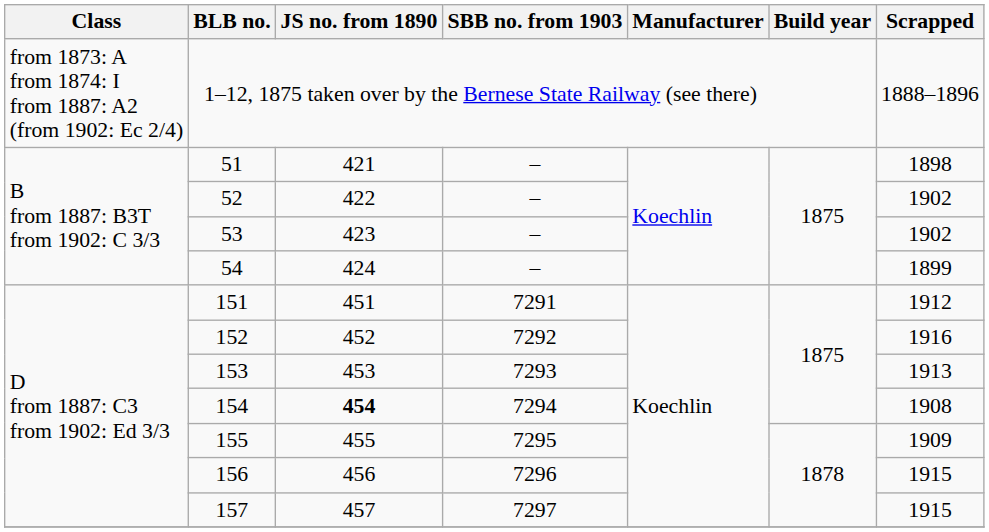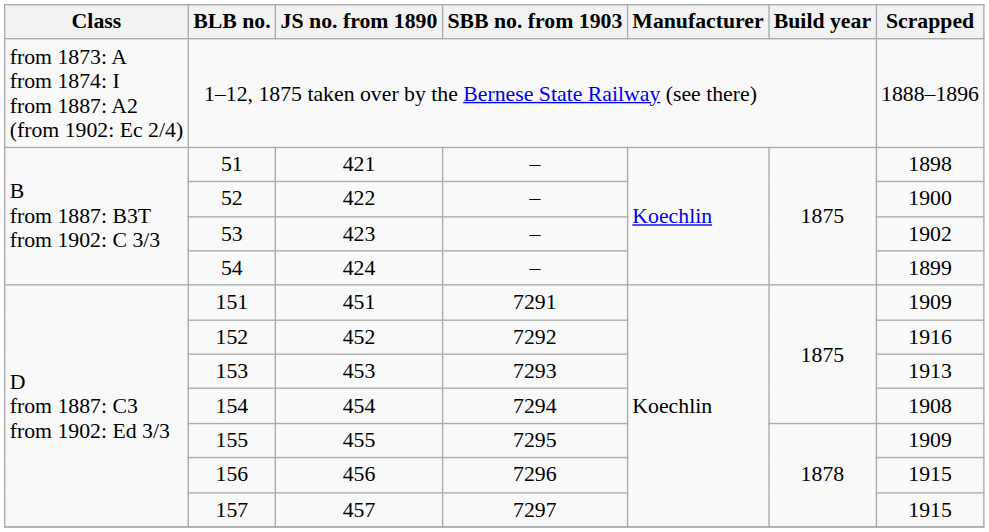(930, 198) 1902 -> (930, 198) 1900
(930, 302) 1912 -> (930, 302) 1909
(359, 405) bold -> (359, 405) normal
